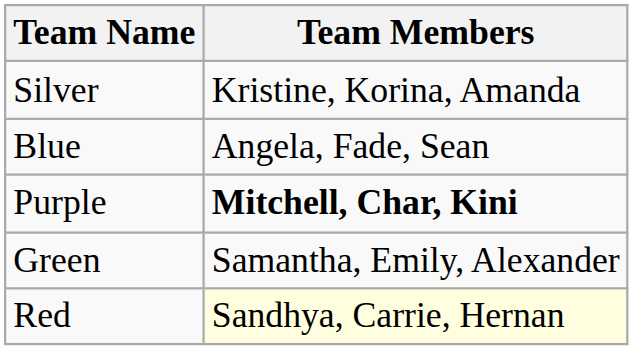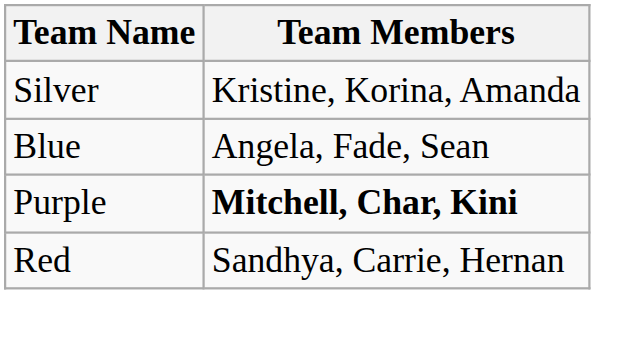- row: (57, 259)
(388, 315) lightyellow background -> (388, 259) no background
